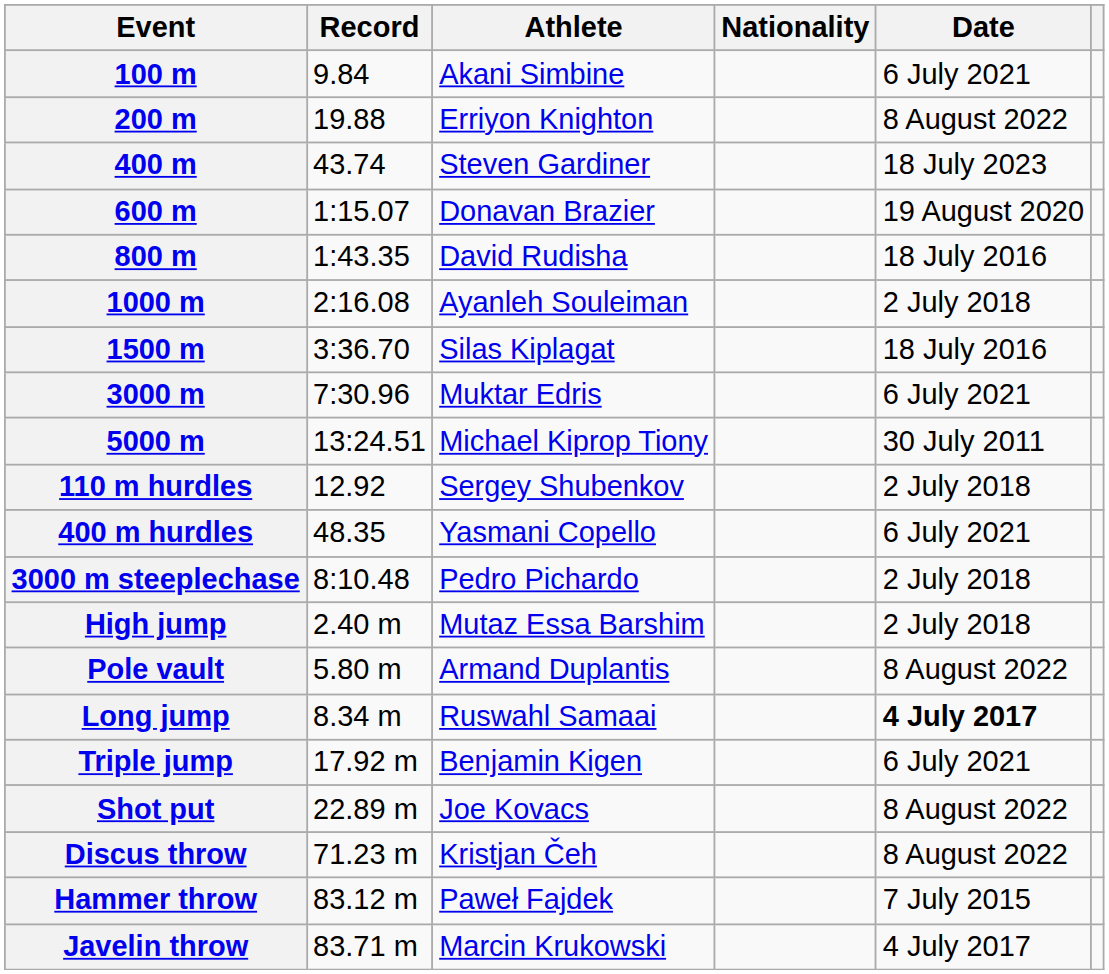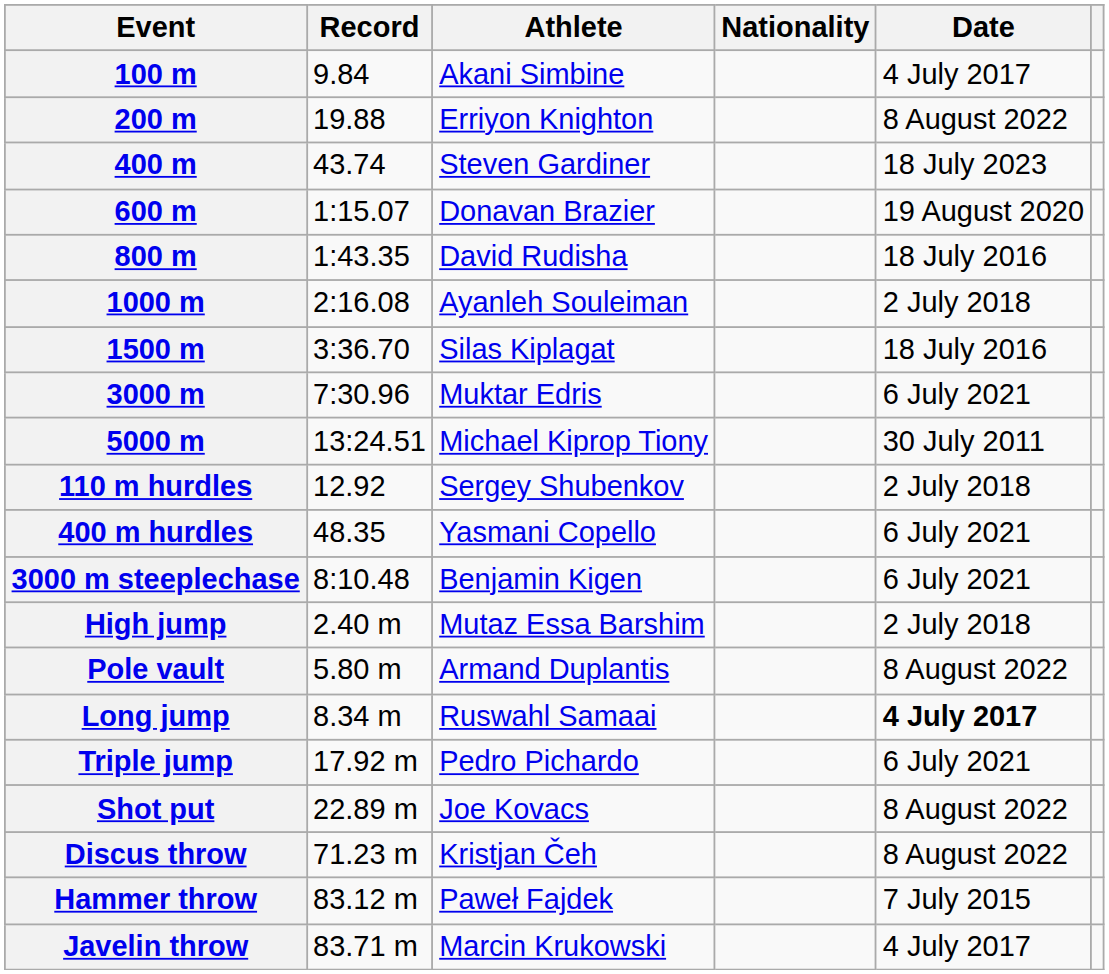(957, 73) 6 July 2021 -> (957, 73) 4 July 2017
(539, 578) Pedro Pichardo -> (541, 578) Benjamin Kigen
(957, 578) 2 July 2018 -> (957, 578) 6 July 2021
(541, 762) Benjamin Kigen -> (539, 762) Pedro Pichardo
